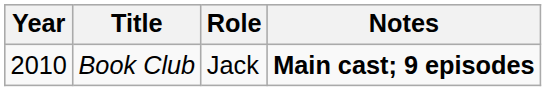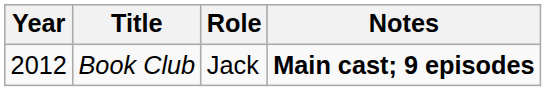(39, 64) 2010 -> (39, 64) 2012
